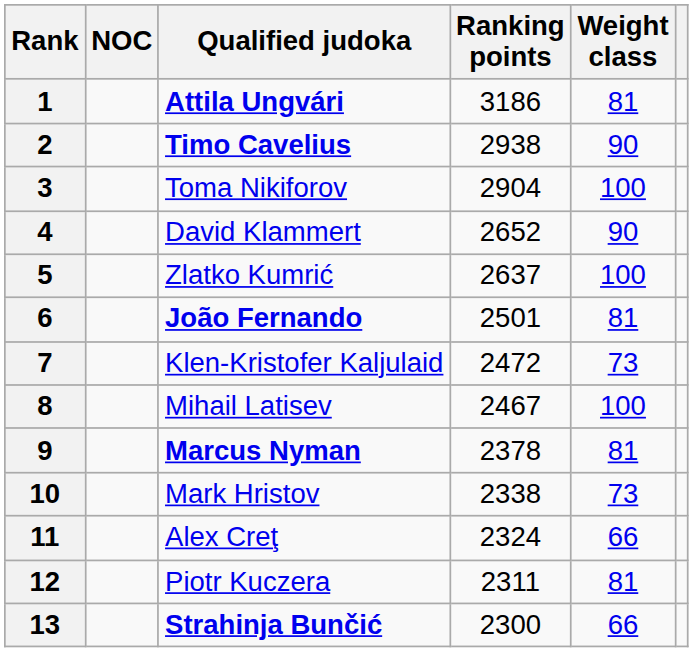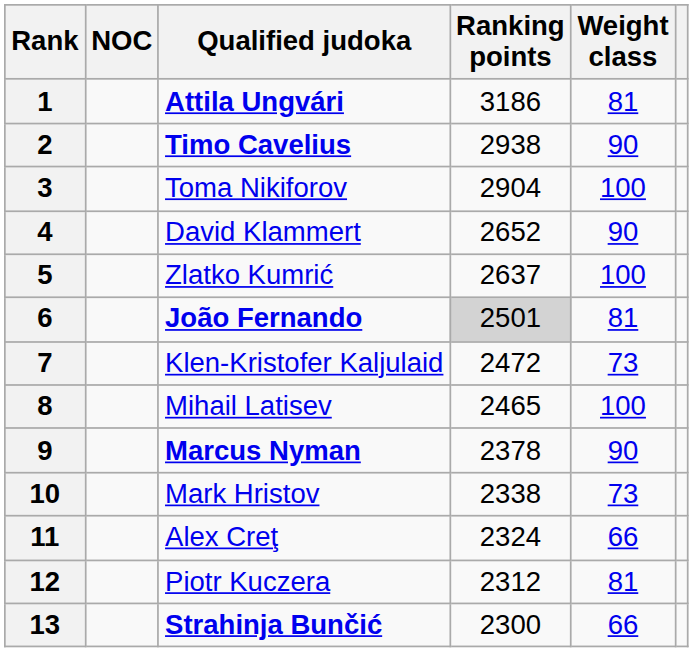(510, 319) no background -> (510, 319) lightgrey background
(510, 406) 2467 -> (510, 406) 2465
(623, 450) 81 -> (623, 450) 90
(510, 581) 2311 -> (510, 581) 2312
